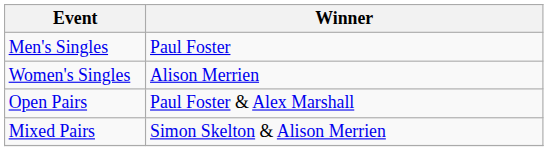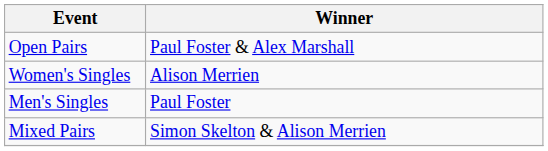rows swapped: (58, 46) <-> (48, 103)
